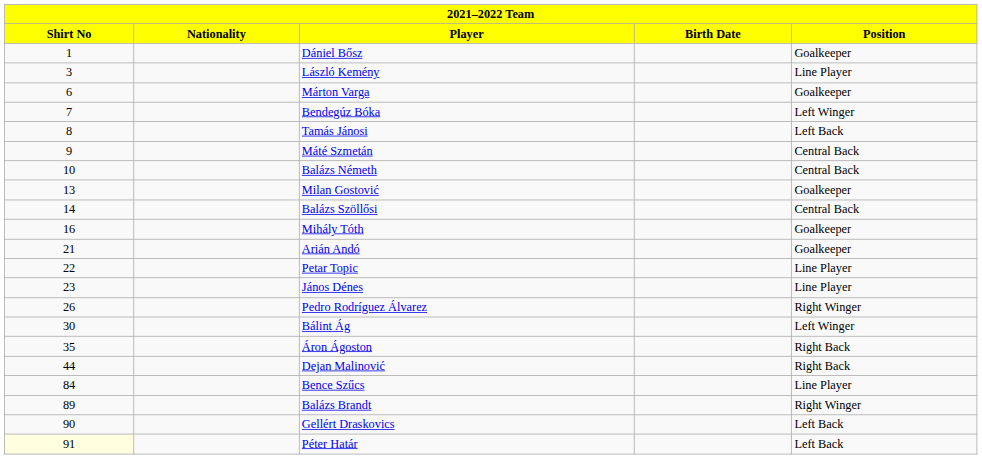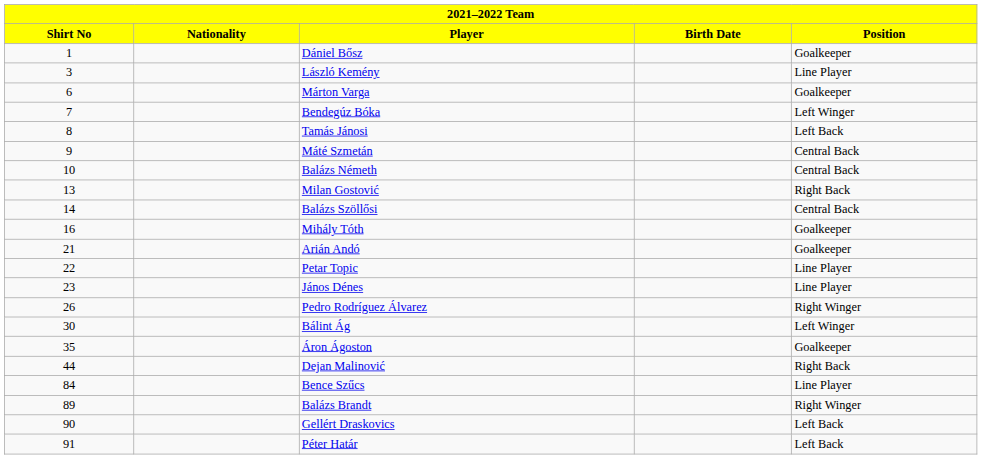(823, 190) Goalkeeper -> (822, 190) Right Back
(822, 346) Right Back -> (823, 346) Goalkeeper
(69, 444) lightyellow background -> (69, 444) no background
